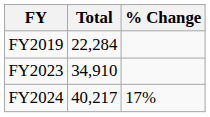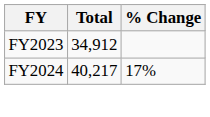- row: (36, 44)
(94, 71) 34,910 -> (94, 44) 34,912
